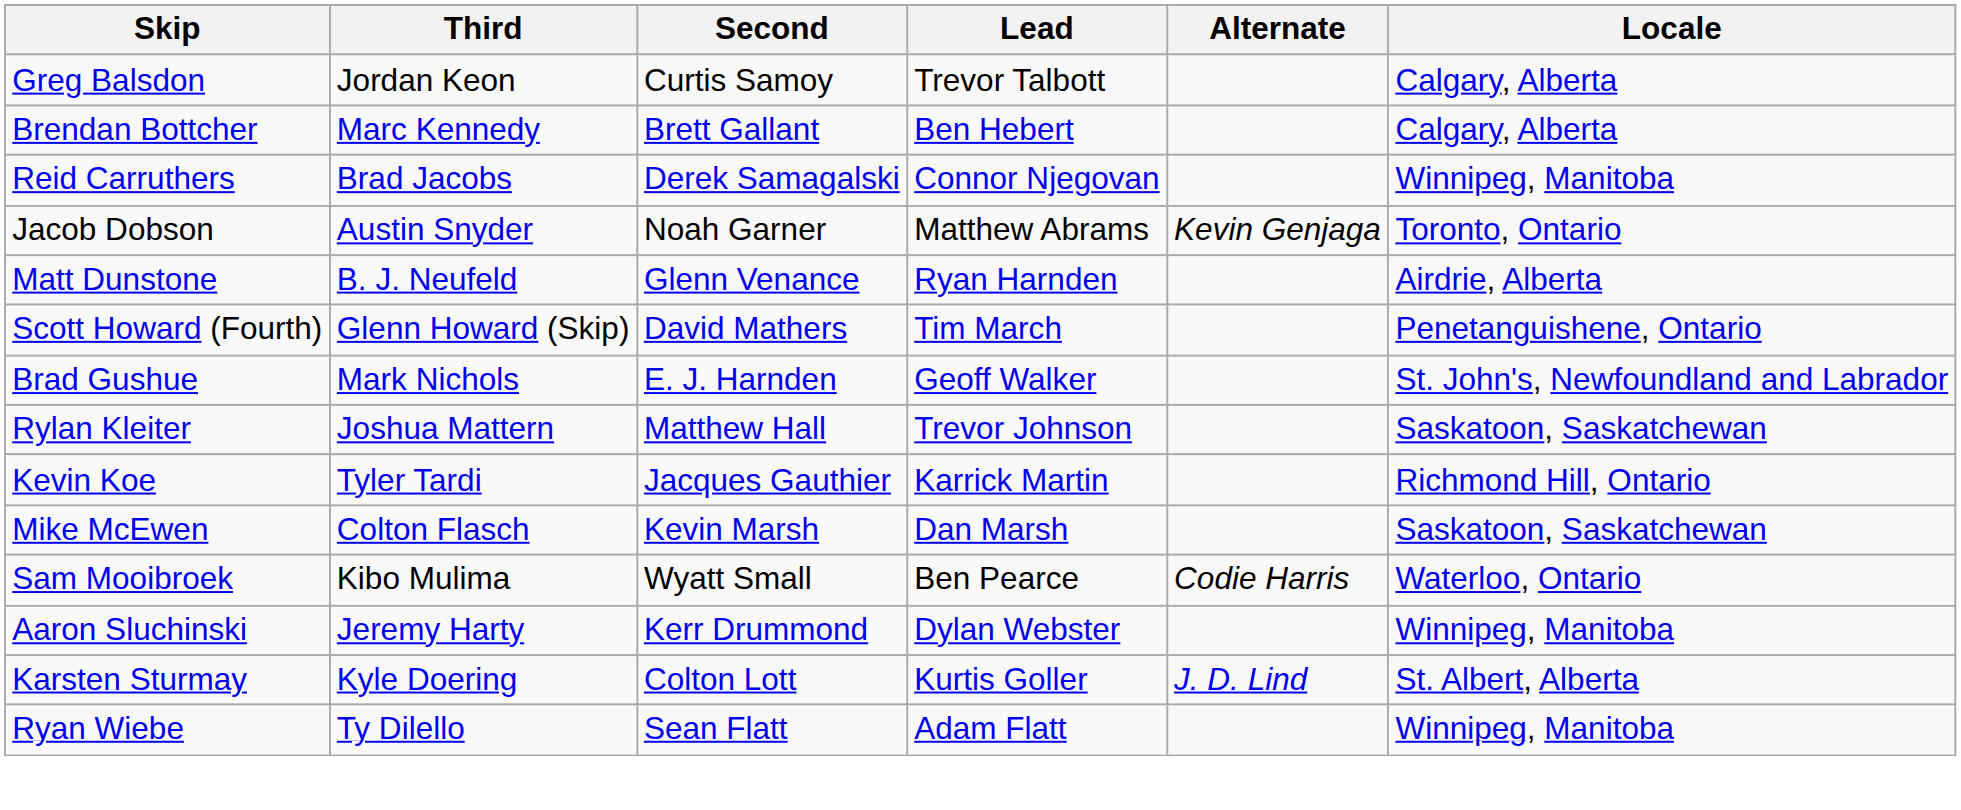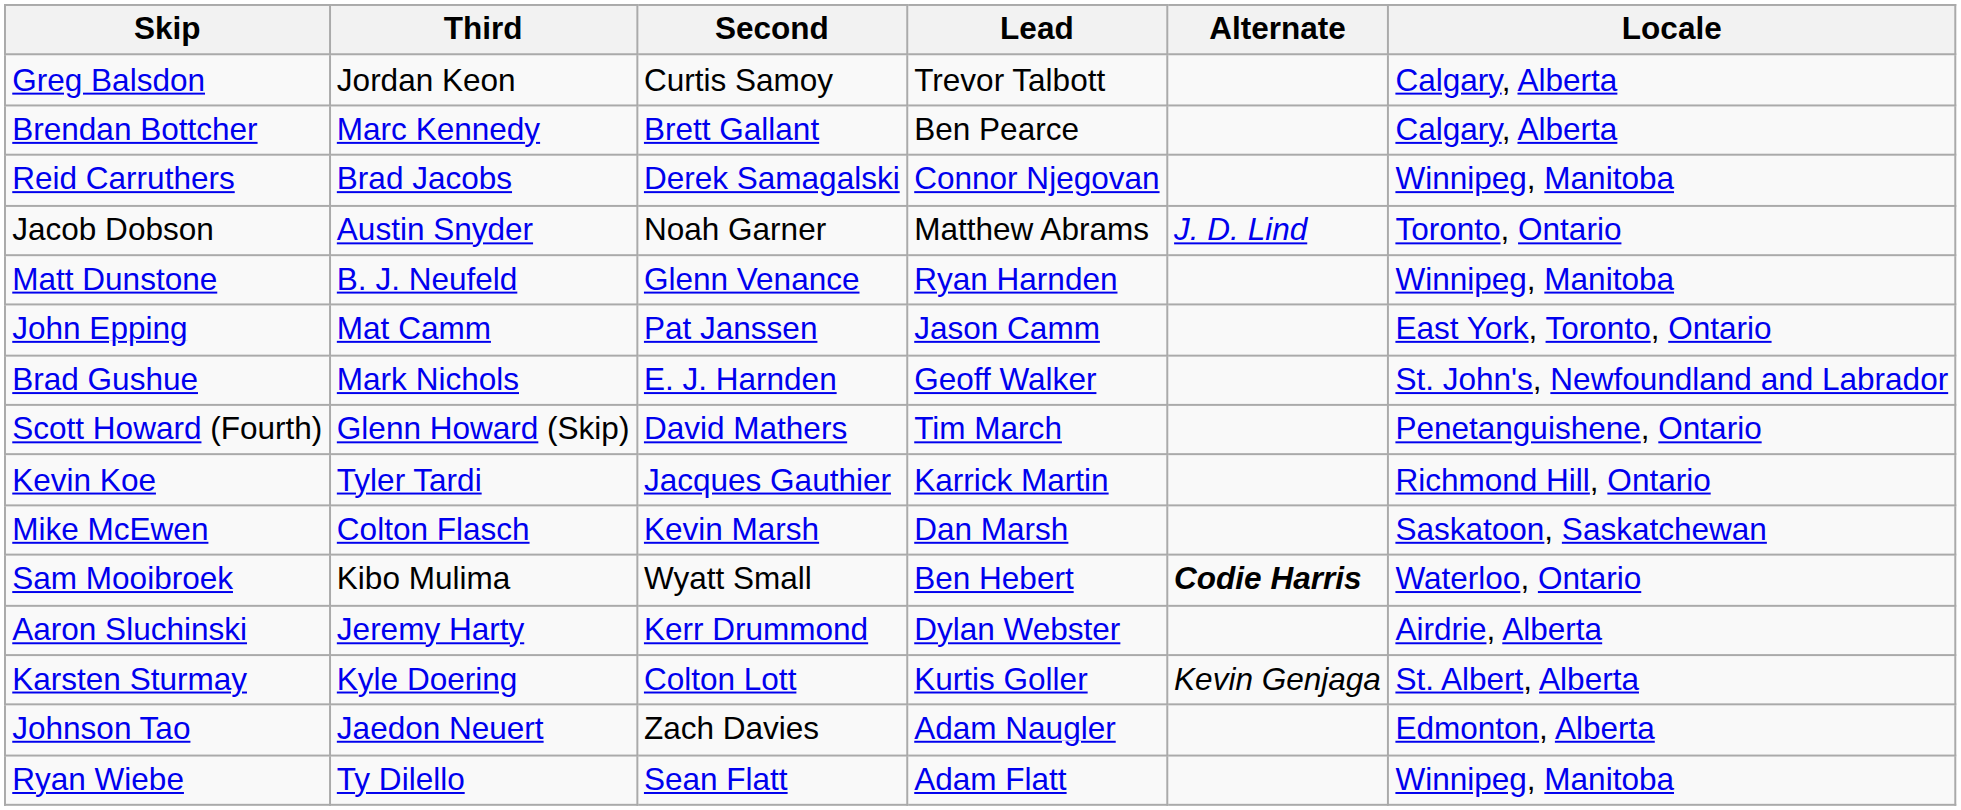(994, 129) Ben Hebert -> (997, 129) Ben Pearce
(1277, 229) Kevin Genjaga -> (1241, 229) J. D. Lind
(1499, 279) Airdrie, Alberta -> (1535, 279) Winnipeg, Manitoba
+ row: (100, 329)
rows swapped: (105, 379) <-> (167, 329)
- row: (102, 429)
(997, 579) Ben Pearce -> (994, 579) Ben Hebert
(1262, 579) normal -> (1268, 579) bold
(1535, 629) Winnipeg, Manitoba -> (1499, 629) Airdrie, Alberta
(1241, 679) J. D. Lind -> (1277, 679) Kevin Genjaga
+ row: (101, 729)
